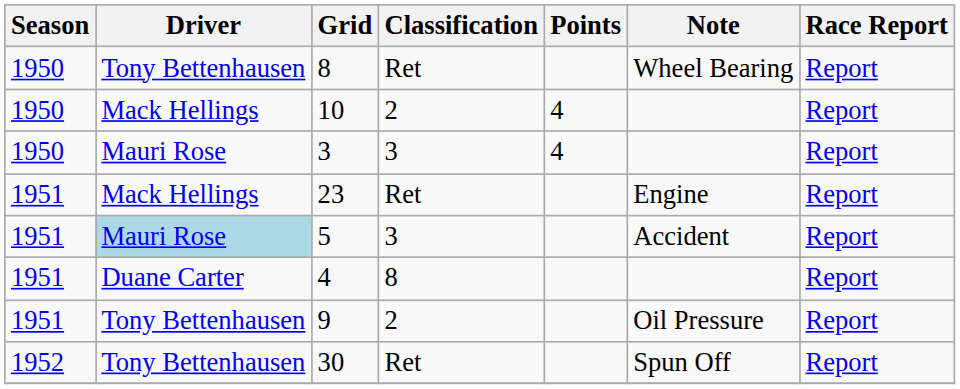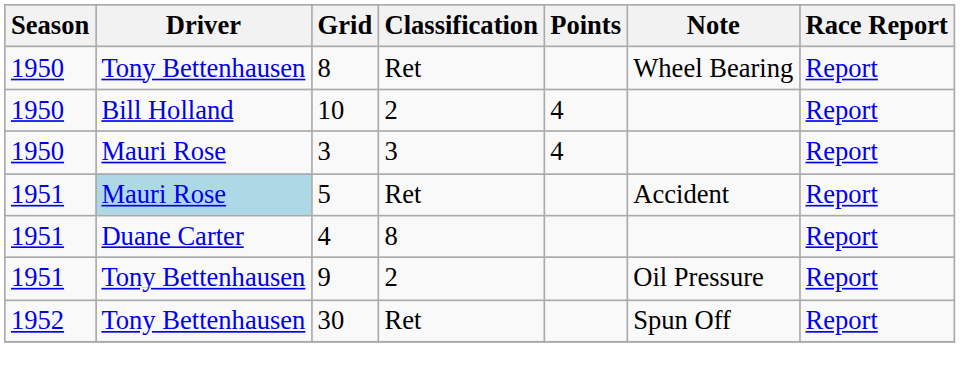(180, 109) Mack Hellings -> (167, 109) Bill Holland
- row: (331, 194)
(391, 236) 3 -> (403, 194) Ret
